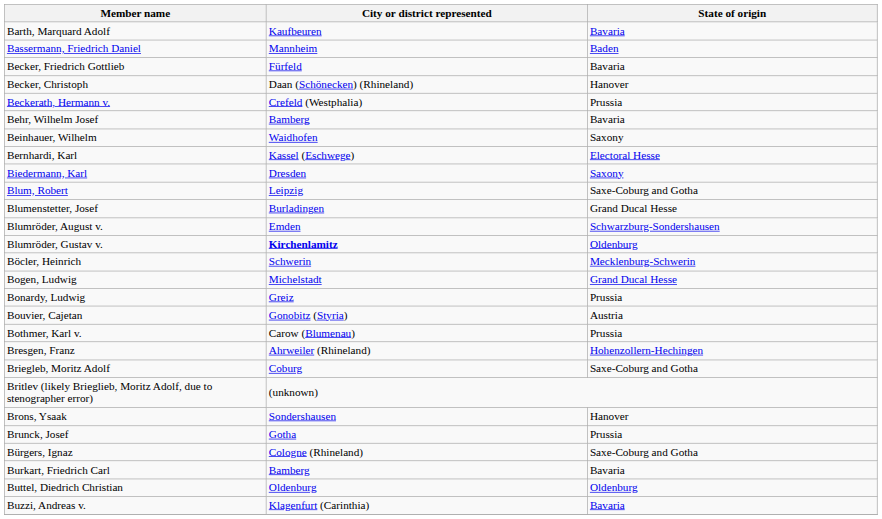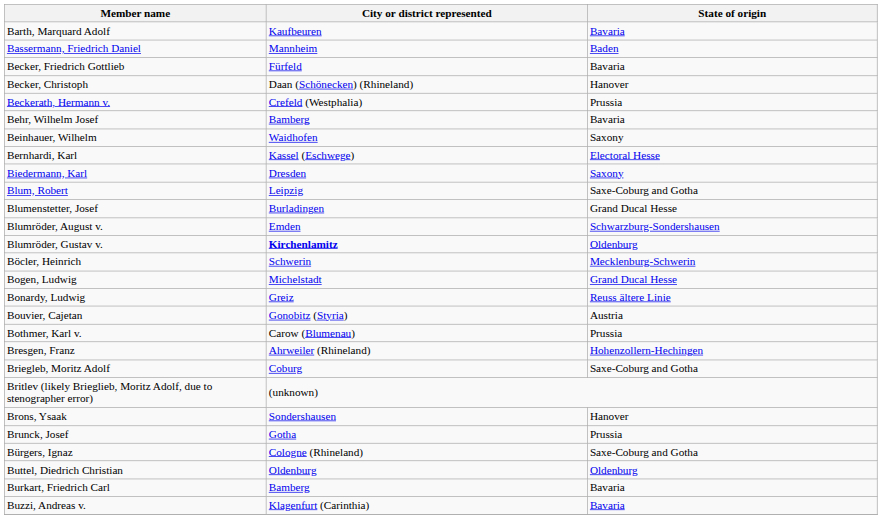(606, 297) Prussia -> (630, 297) Reuss ältere Linie
rows swapped: (58, 470) <-> (65, 487)
